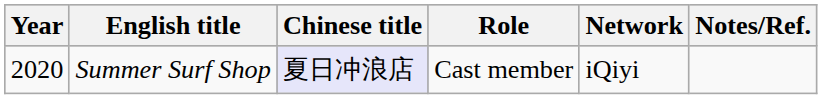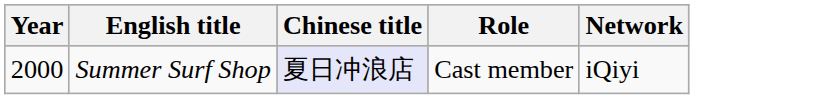- column: (753, 25)
(37, 69) 2020 -> (37, 69) 2000
